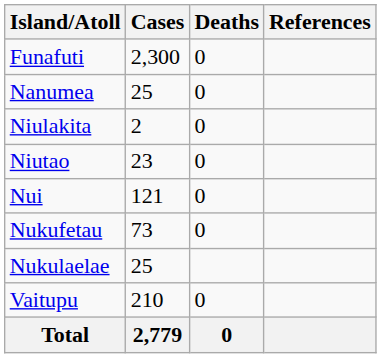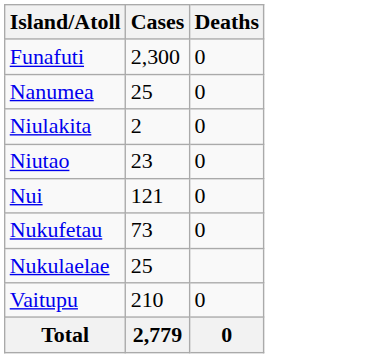- column: (320, 21)
